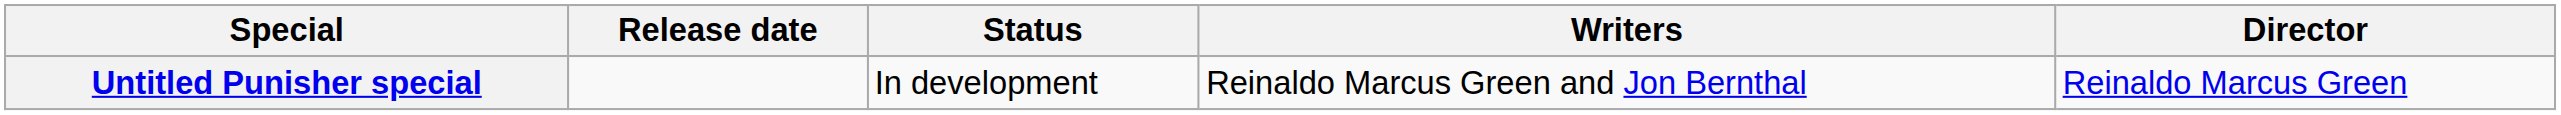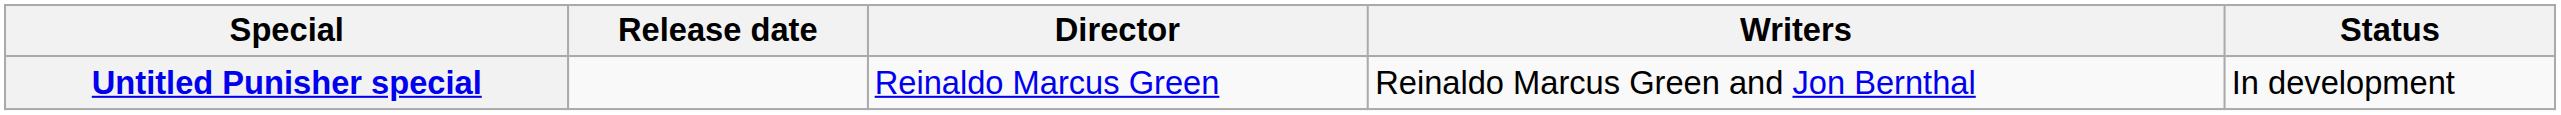columns swapped: (2305, 30) <-> (1033, 30)
